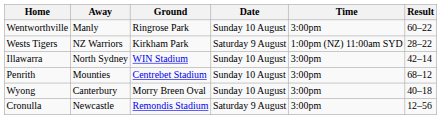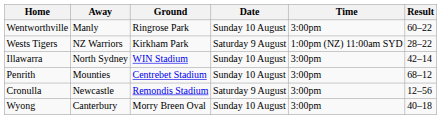rows swapped: (24, 106) <-> (21, 91)
